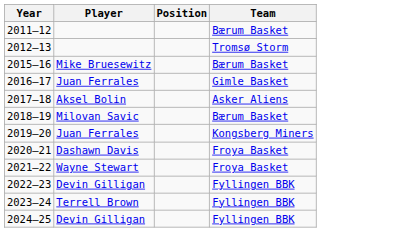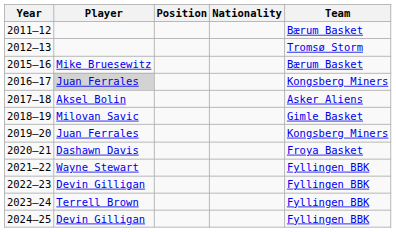+ column: (247, 13)
(98, 82) no background -> (98, 82) lightgrey background
(250, 82) Gimle Basket -> (338, 82) Kongsberg Miners
(250, 116) Bærum Basket -> (325, 116) Gimle Basket
(250, 167) Froya Basket -> (328, 167) Fyllingen BBK
